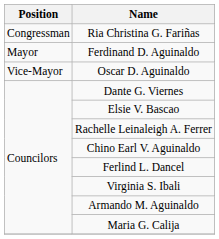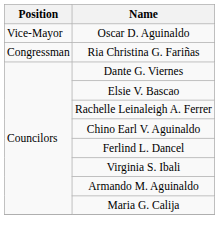rows swapped: (143, 33) <-> (143, 71)
- row: (143, 52)
